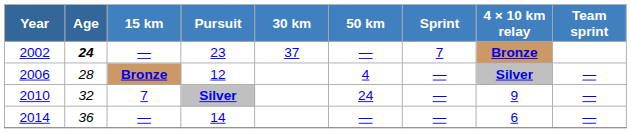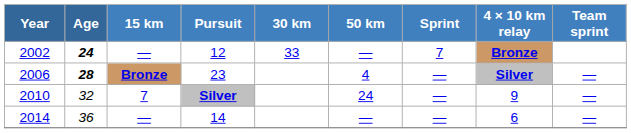(218, 52) 23 -> (218, 52) 12
(292, 52) 37 -> (292, 52) 33
(86, 74) normal -> (86, 74) bold
(218, 74) 12 -> (218, 74) 23
